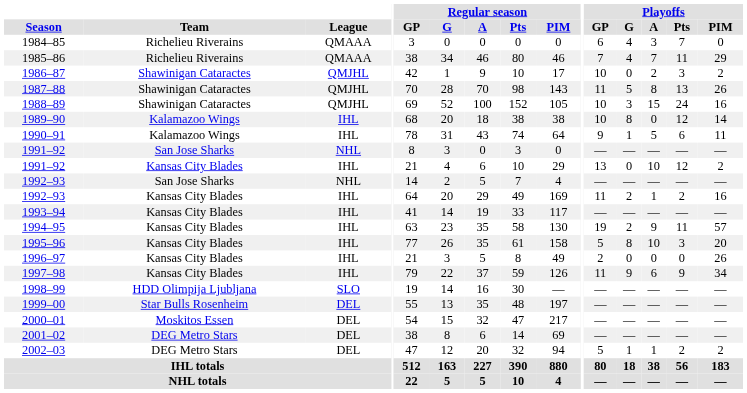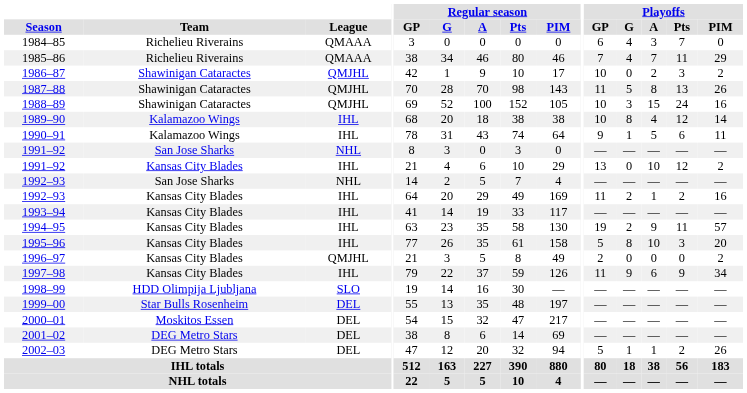(654, 119) 0 -> (654, 119) 4
(348, 258) IHL -> (348, 258) QMJHL
(721, 258) 26 -> (721, 258) 2
(721, 350) 2 -> (721, 350) 26
